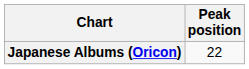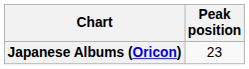(215, 52) 22 -> (215, 52) 23
